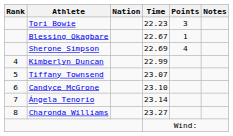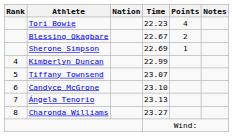(185, 23) 3 -> (185, 23) 4
(185, 36) 1 -> (185, 36) 2
(185, 49) 4 -> (185, 49) 1
(156, 100) 23.14 -> (156, 100) 23.13
